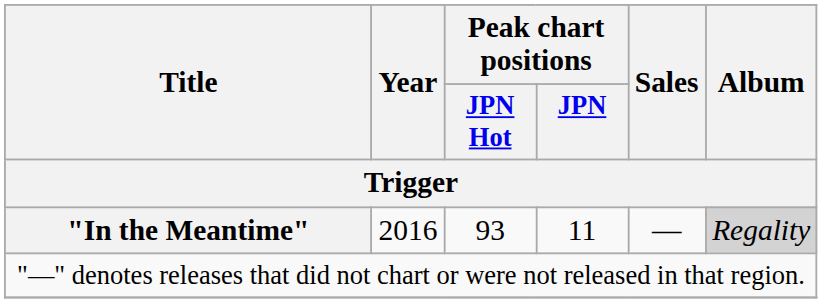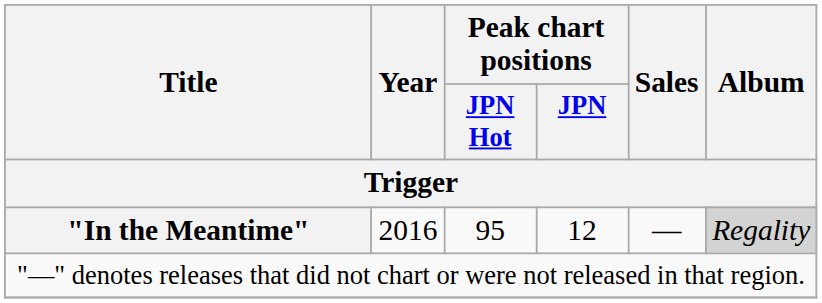(490, 229) 93 -> (490, 229) 95
(582, 229) 11 -> (582, 229) 12
